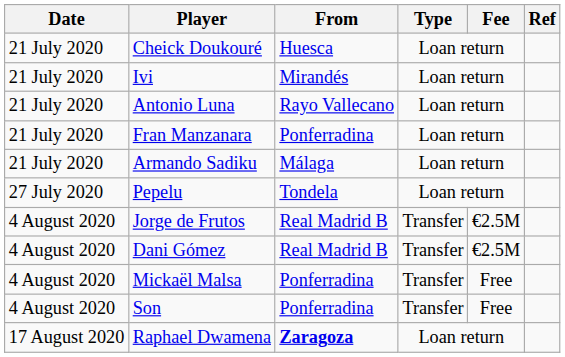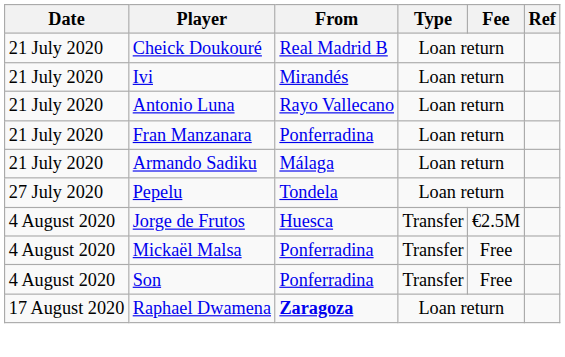(306, 47) Huesca -> (334, 47) Real Madrid B
(334, 221) Real Madrid B -> (306, 221) Huesca
- row: (179, 250)
